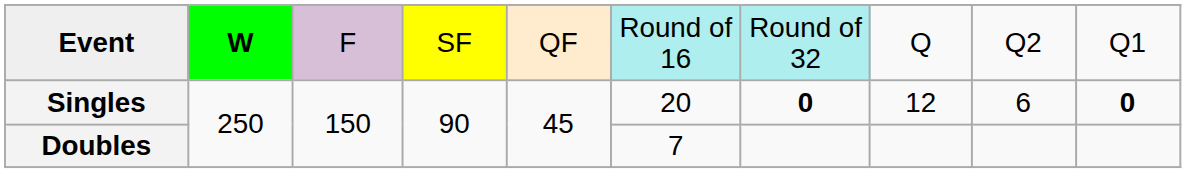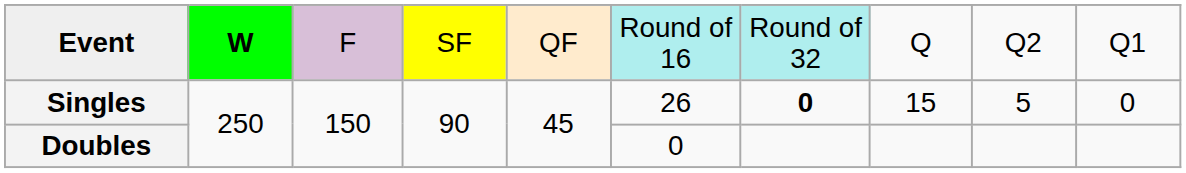(676, 102) 20 -> (676, 102) 26
(921, 102) 12 -> (921, 102) 15
(1023, 102) 6 -> (1023, 102) 5
(1127, 102) bold -> (1127, 102) normal
(676, 146) 7 -> (676, 146) 0
